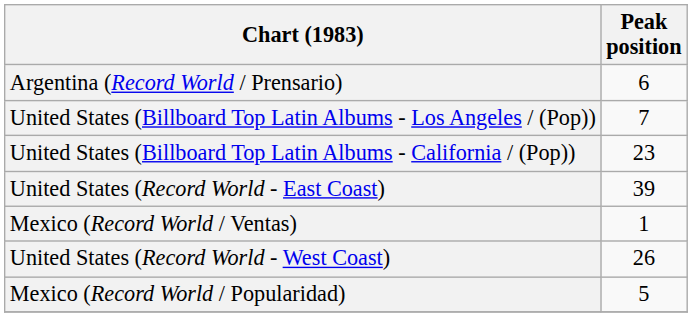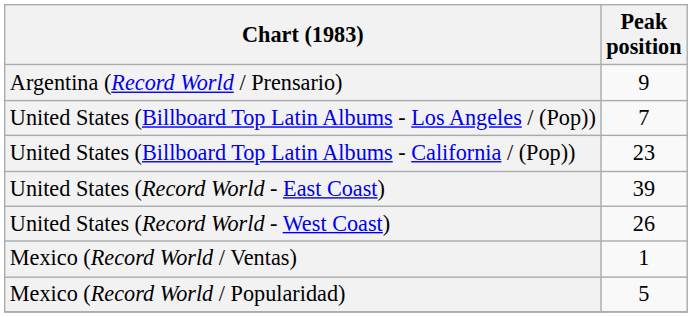(644, 82) 6 -> (644, 82) 9
rows swapped: (200, 258) <-> (153, 223)
